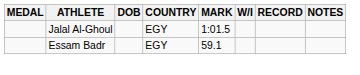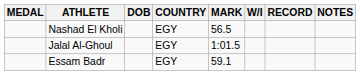+ row: (85, 29)
